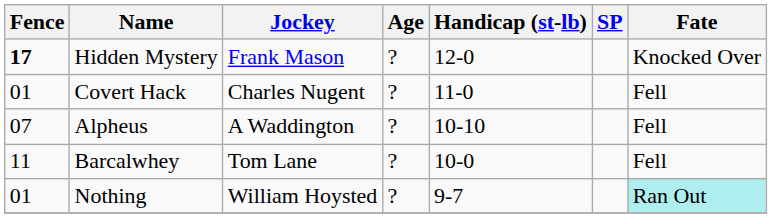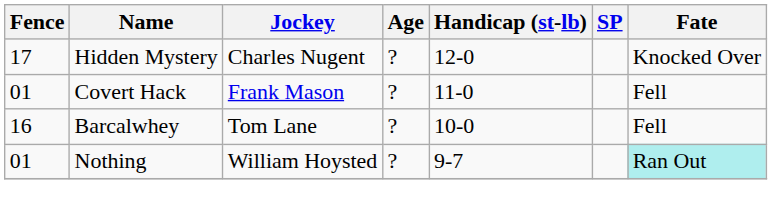(21, 56) bold -> (21, 56) normal
(286, 56) Frank Mason -> (296, 56) Charles Nugent
(296, 91) Charles Nugent -> (286, 91) Frank Mason
- row: (111, 126)
(20, 160) 11 -> (21, 126) 16
